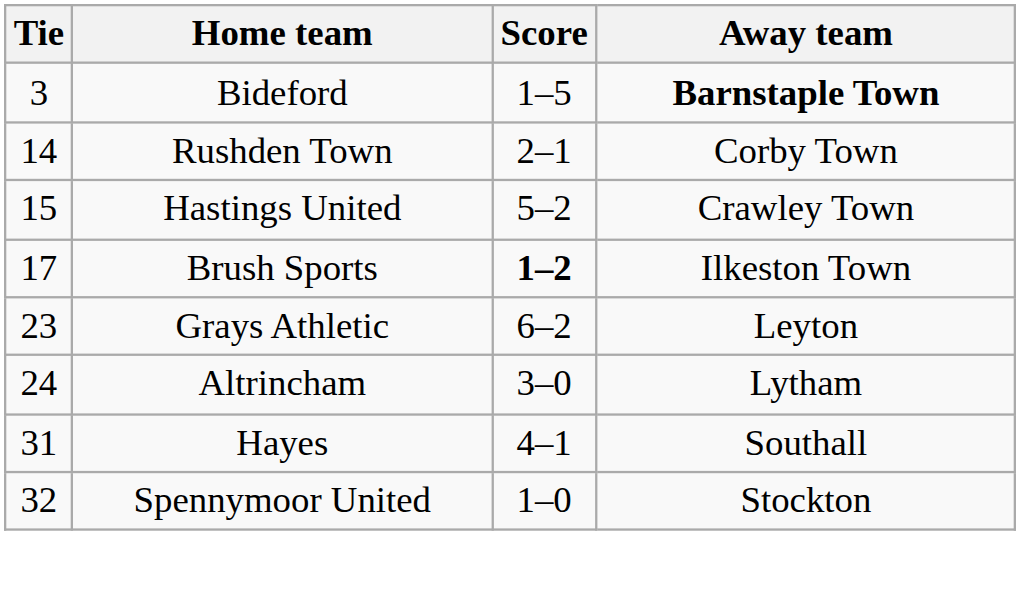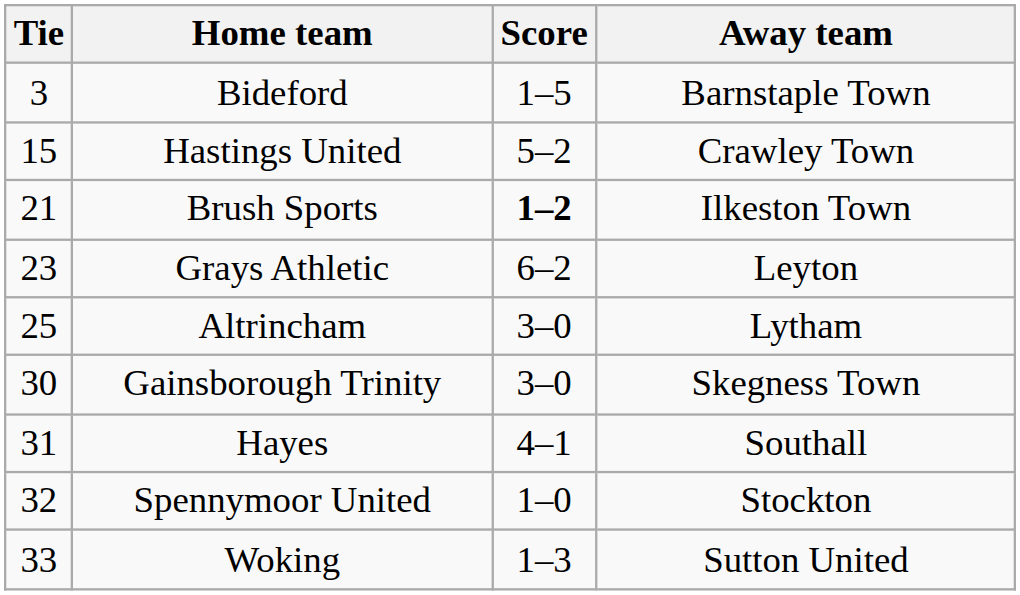(806, 92) bold -> (806, 92) normal
- row: (282, 150)
(39, 267) 17 -> (39, 208) 21
(39, 383) 24 -> (39, 325) 25
+ row: (282, 383)
+ row: (282, 558)
